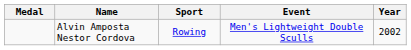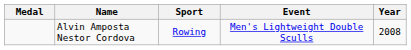(390, 32) 2002 -> (390, 32) 2008
